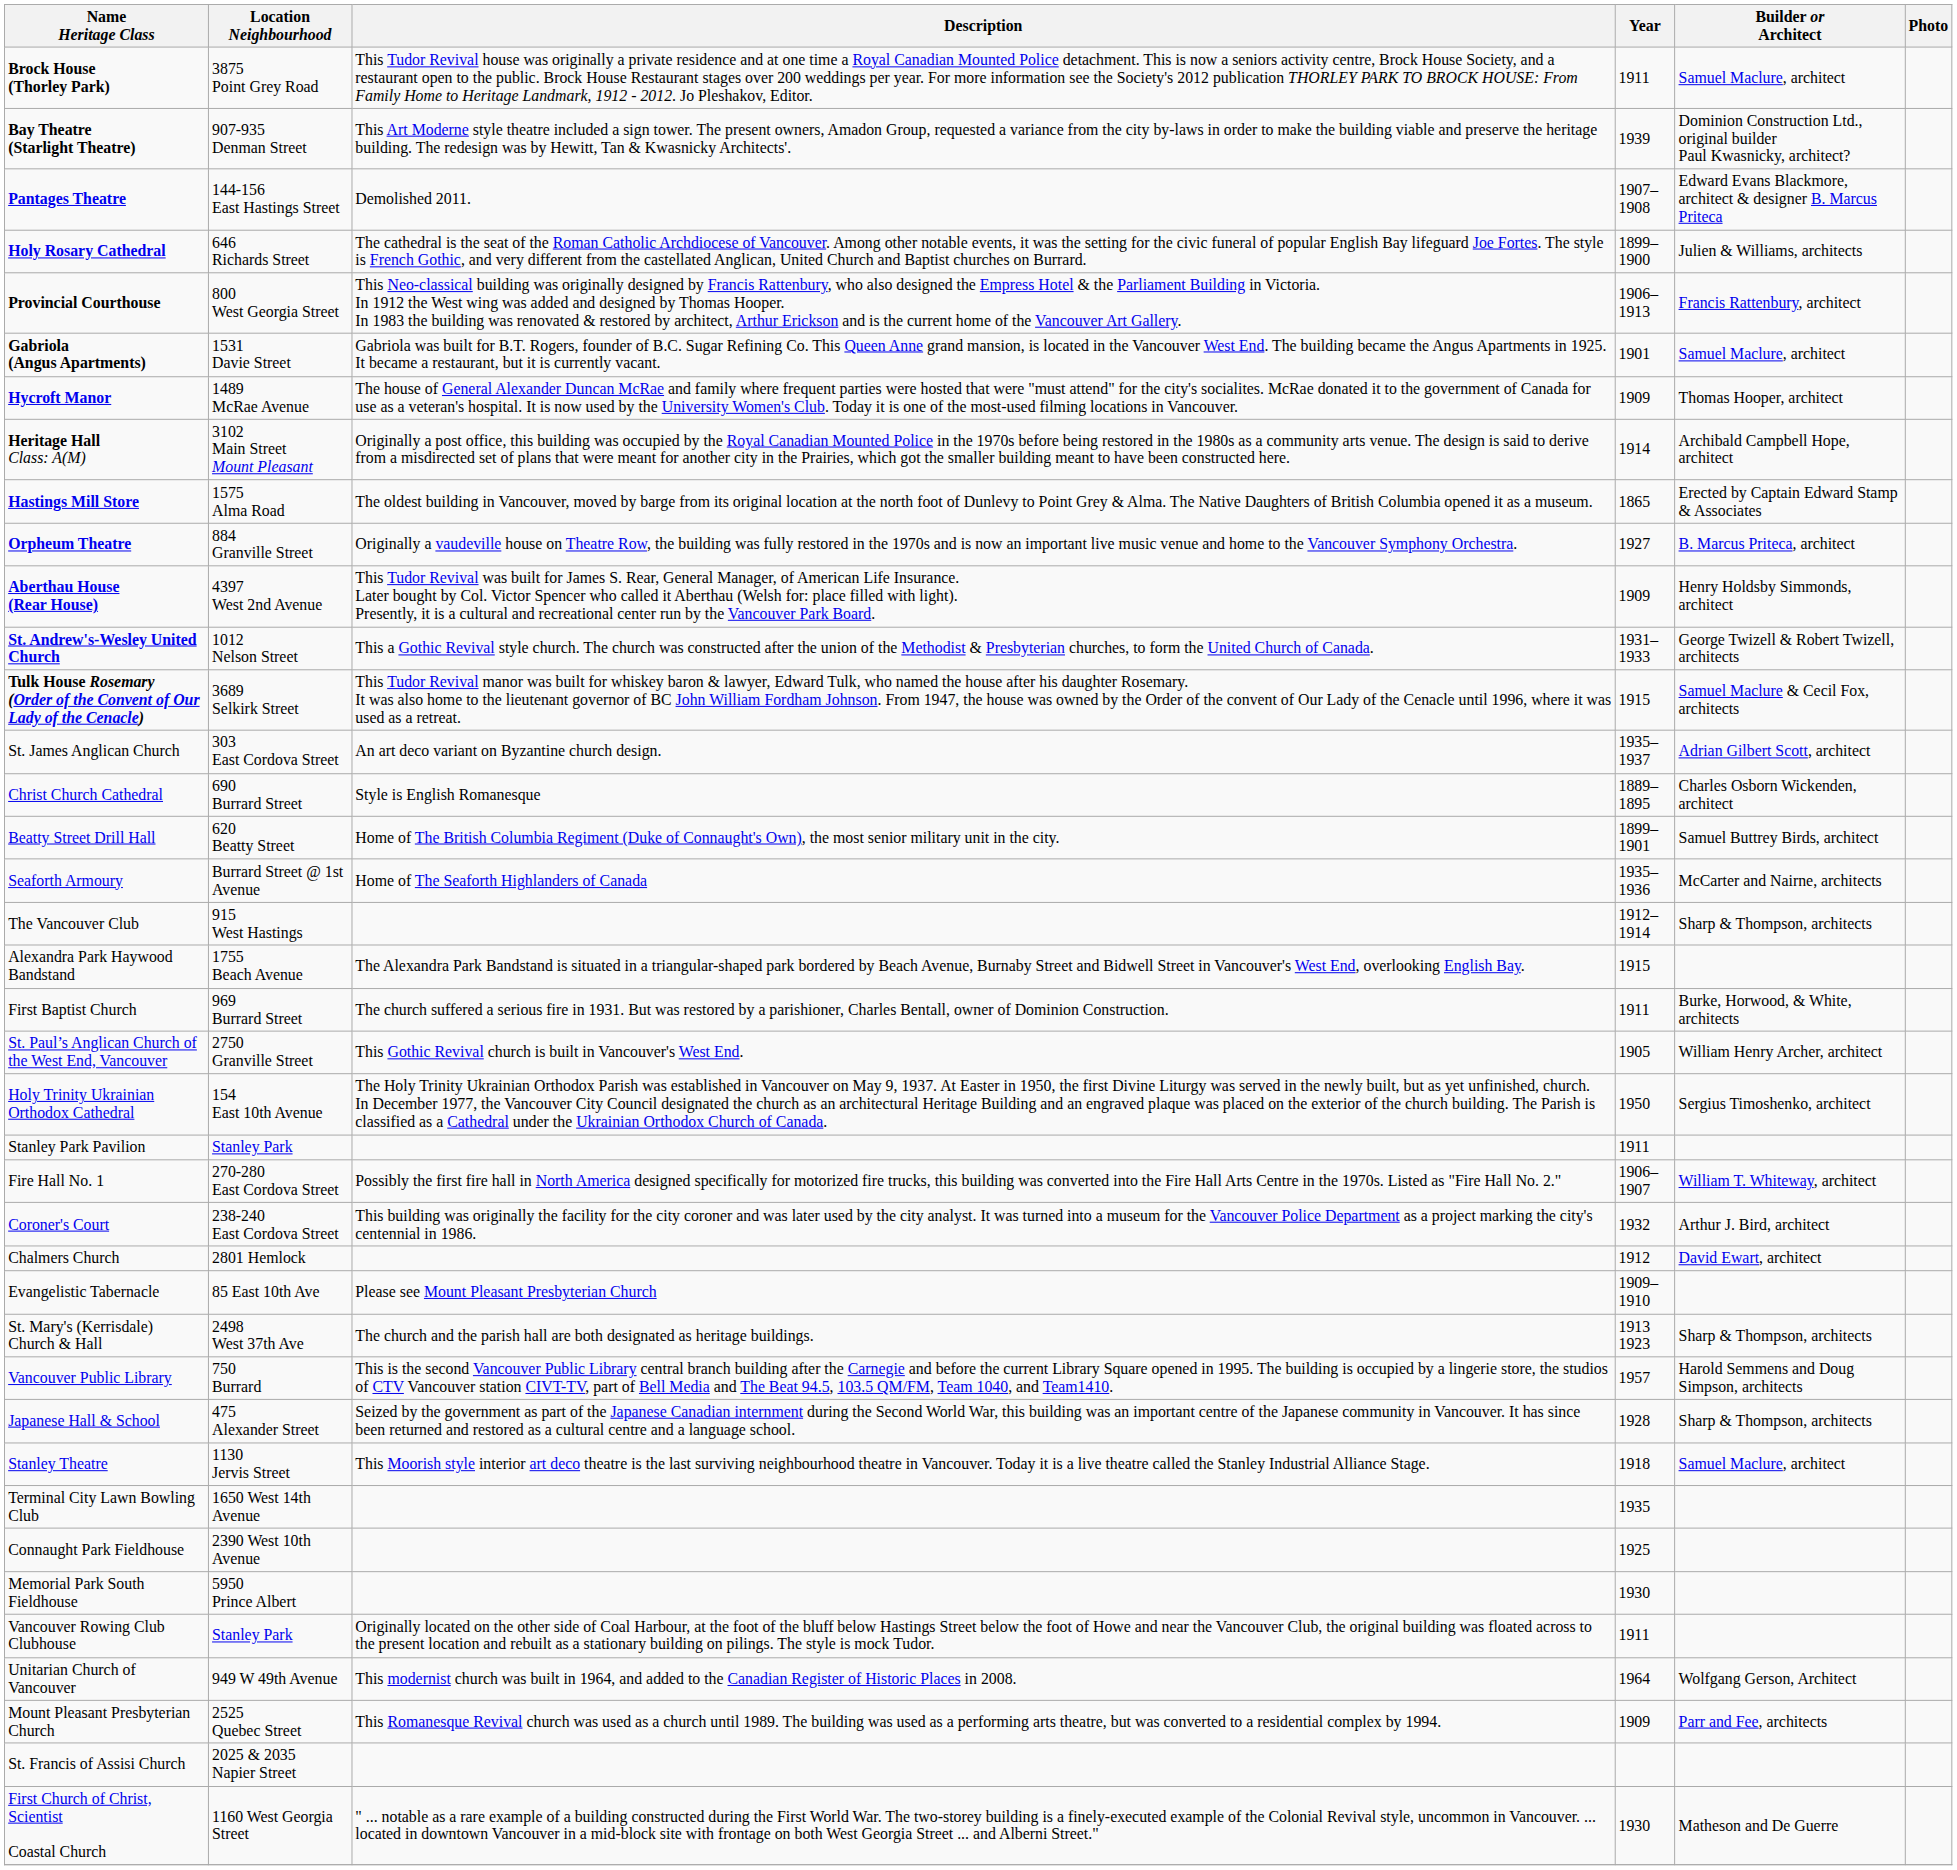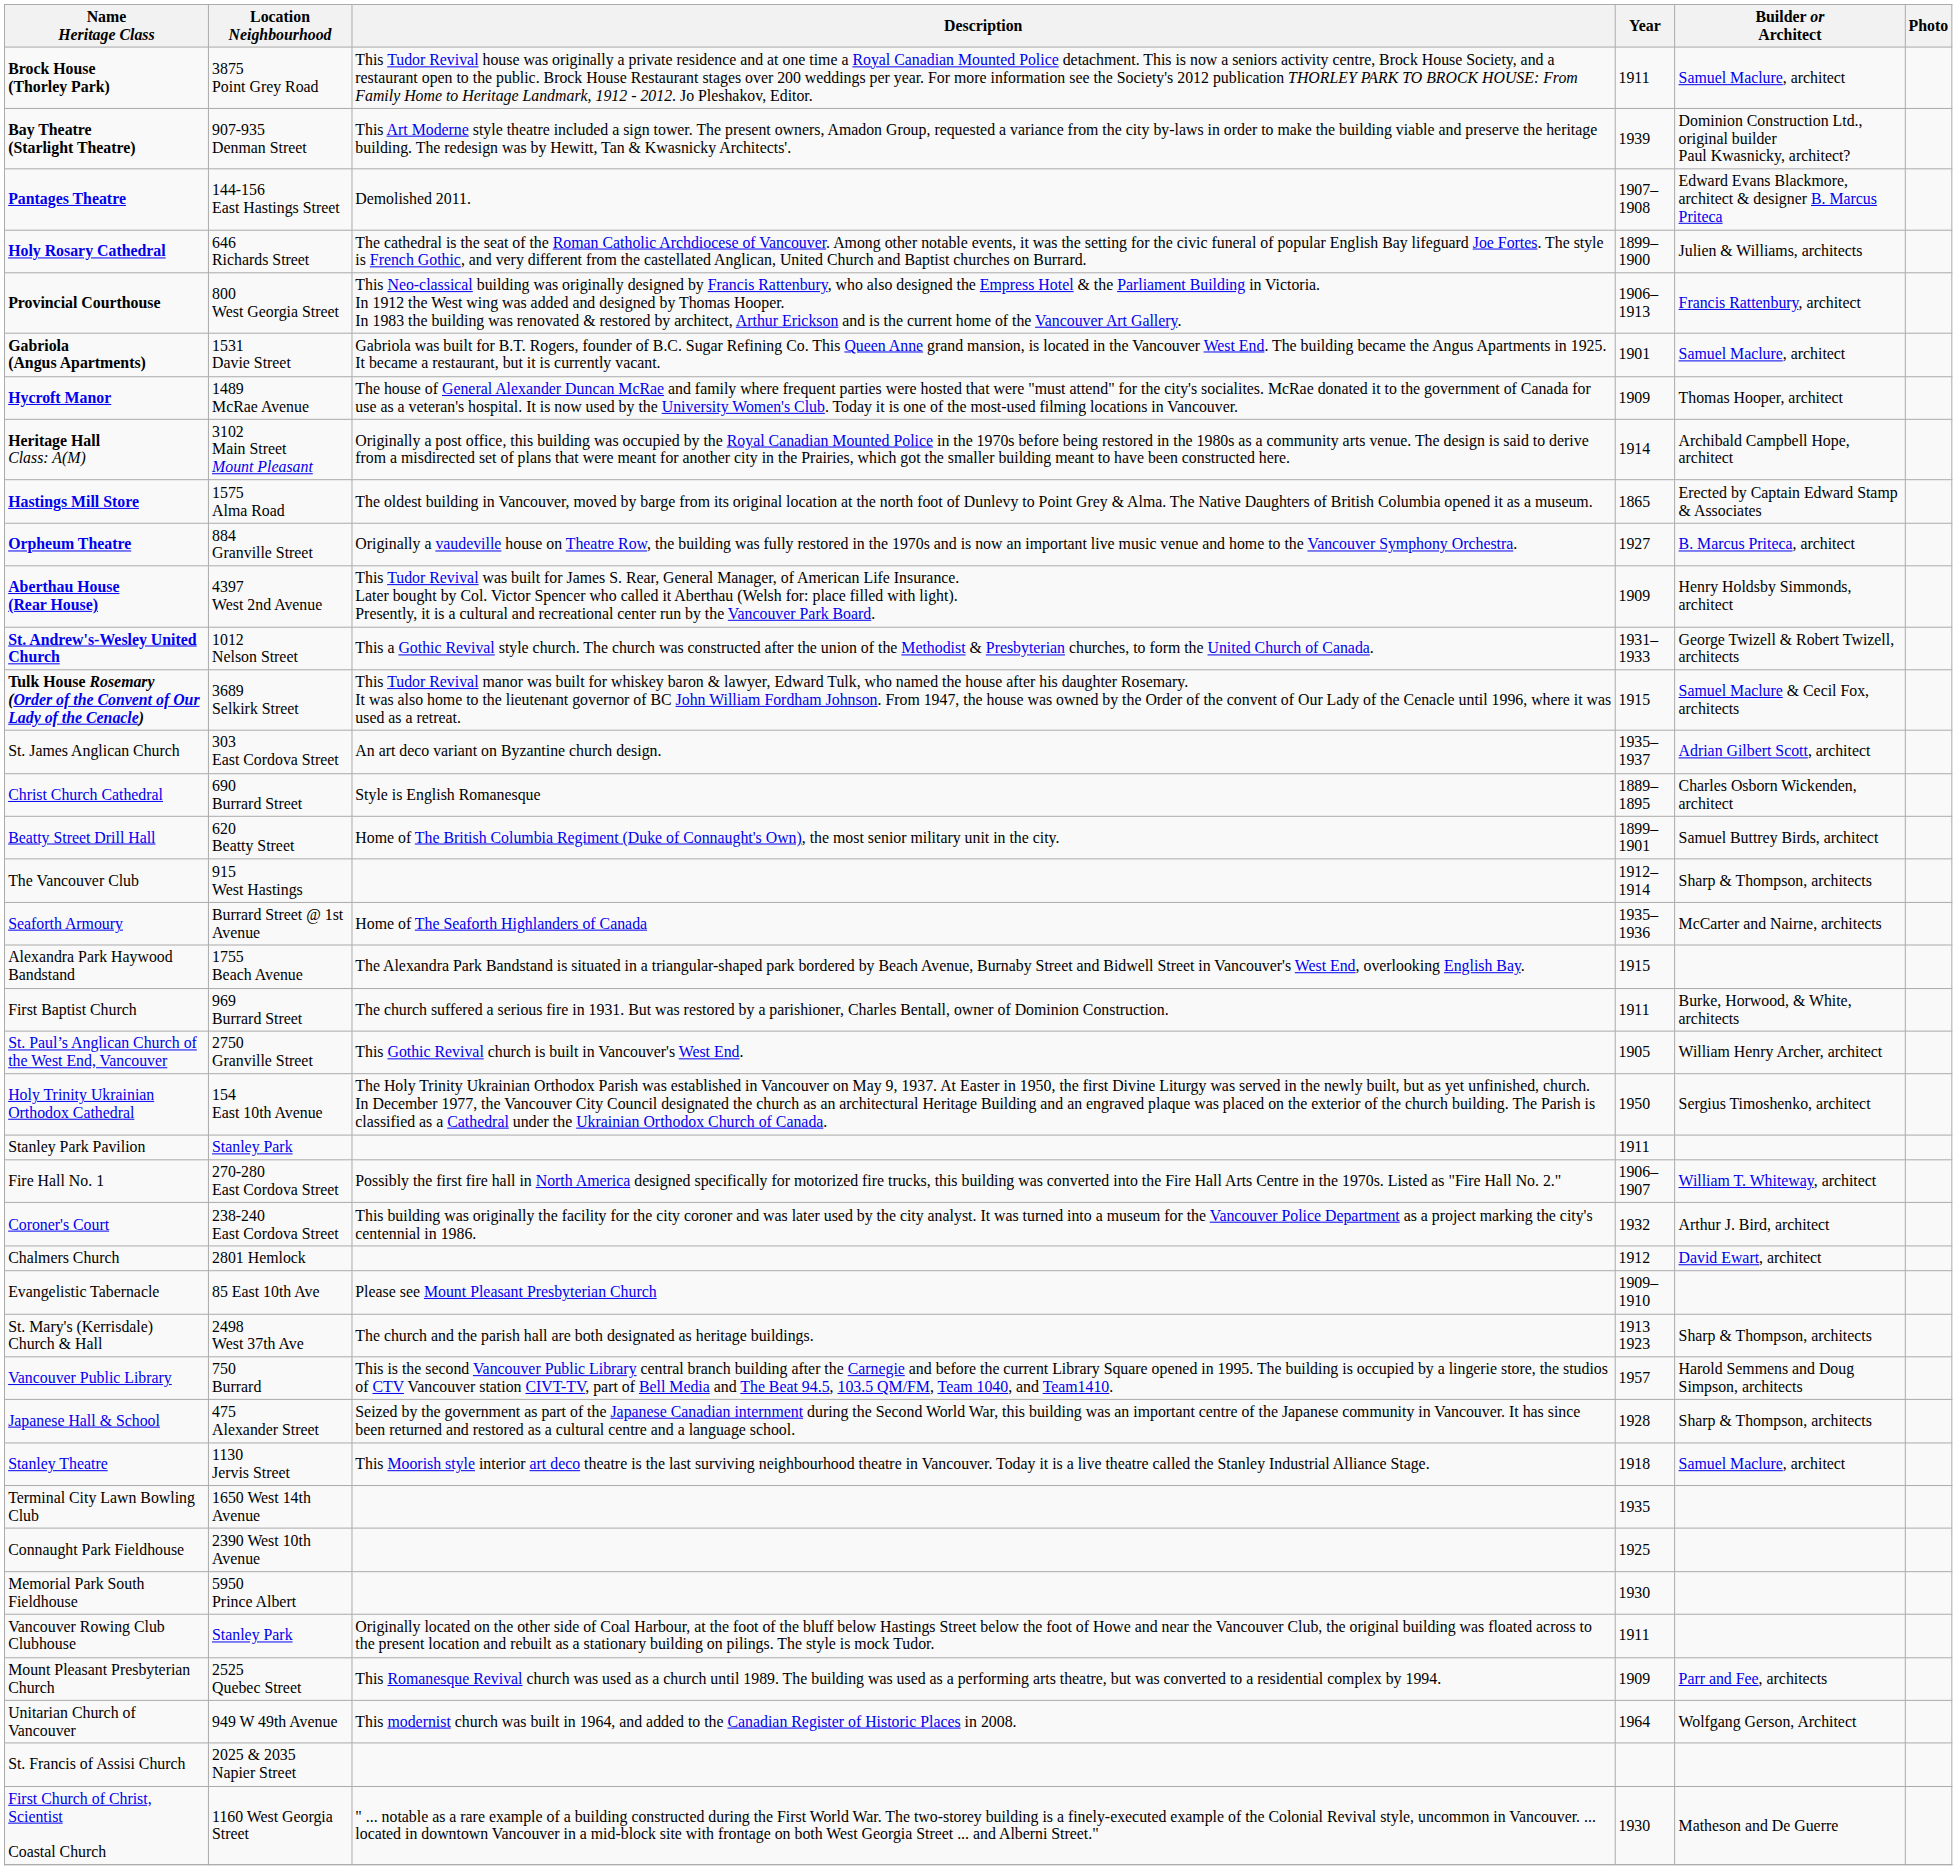rows swapped: (66, 880) <-> (74, 923)
rows swapped: (72, 1678) <-> (99, 1721)
